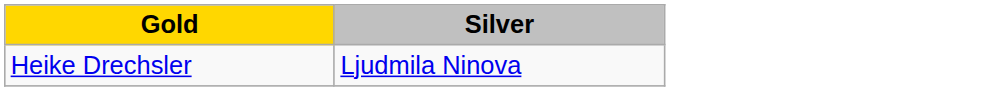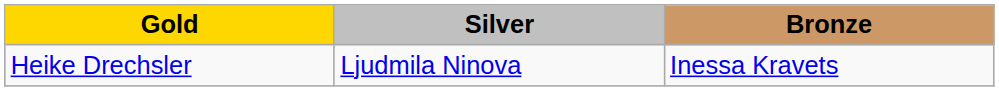+ column: (829, 24)
